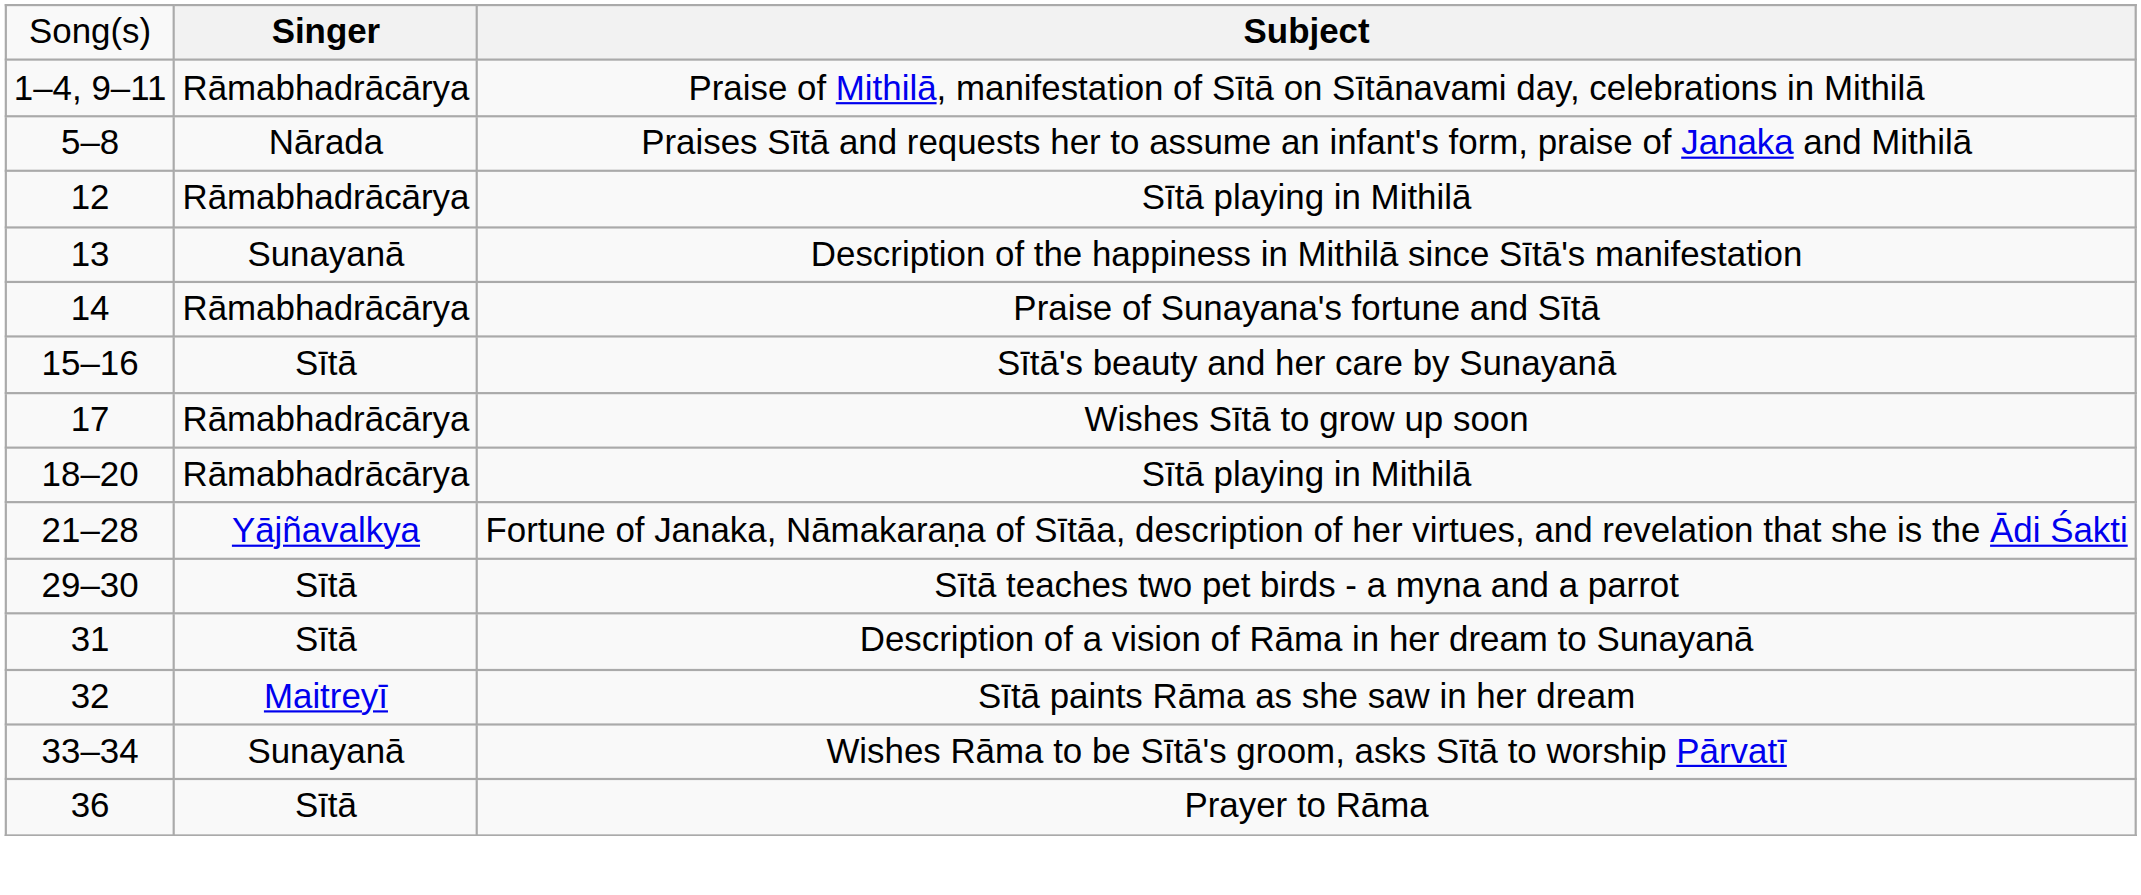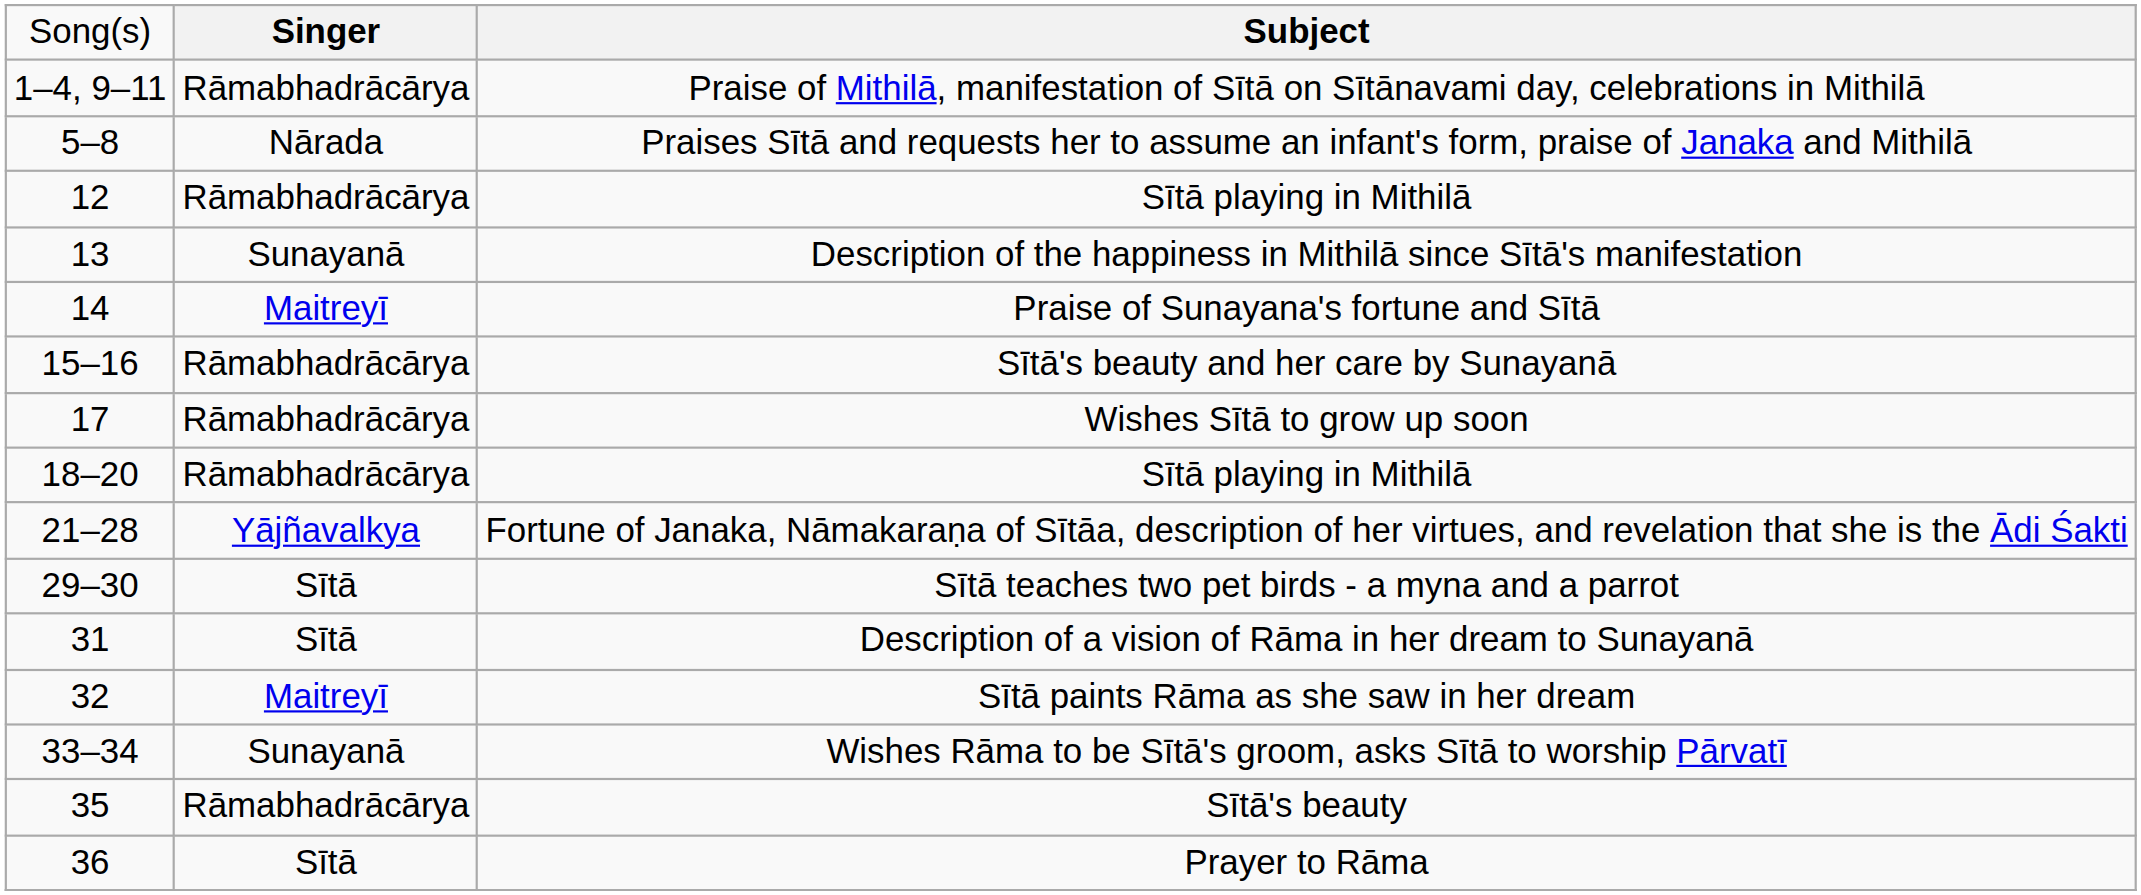(326, 308) Rāmabhadrācārya -> (326, 308) Maitreyī
(326, 364) Sītā -> (326, 364) Rāmabhadrācārya
+ row: (90, 806)
